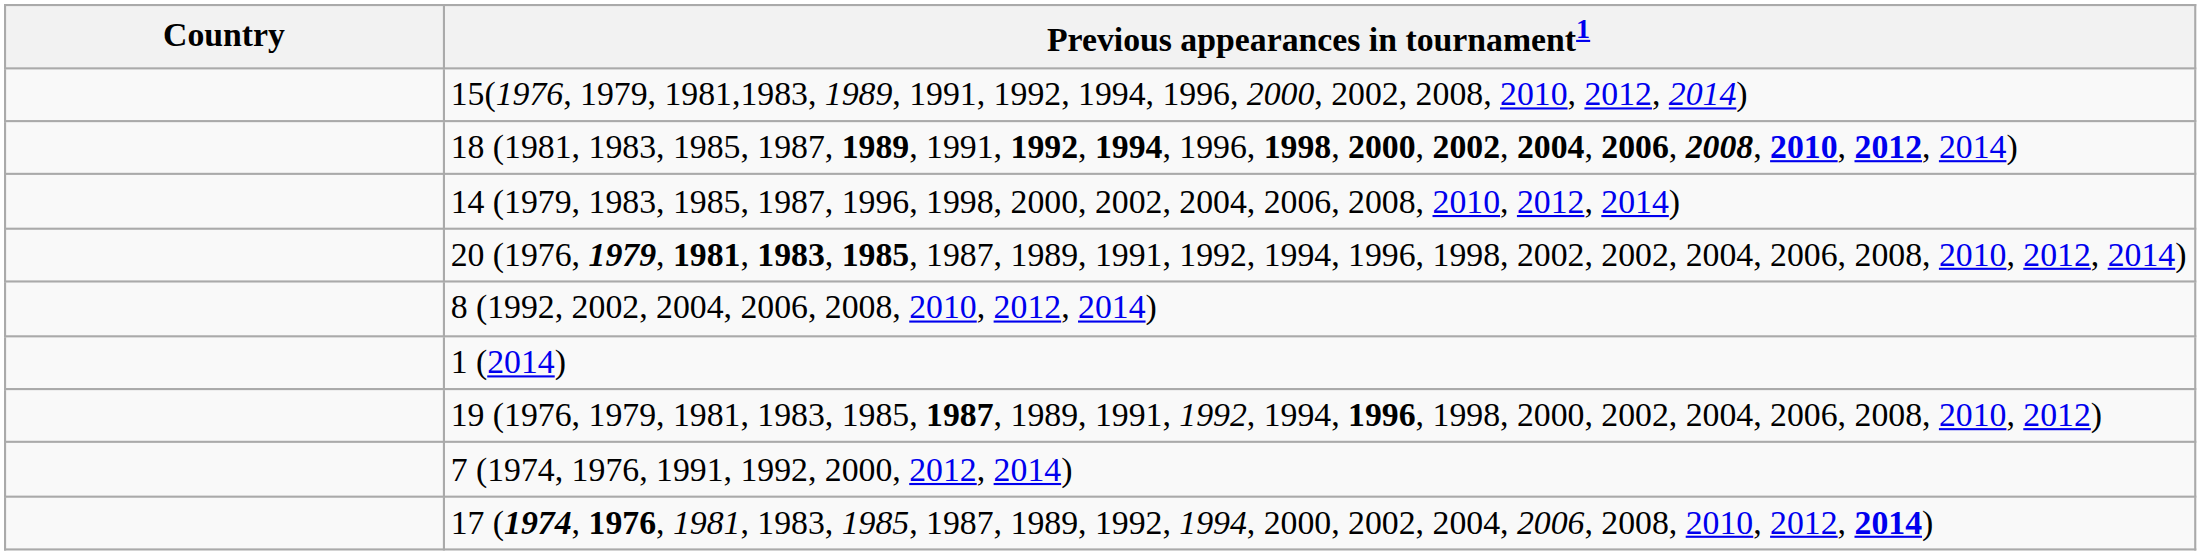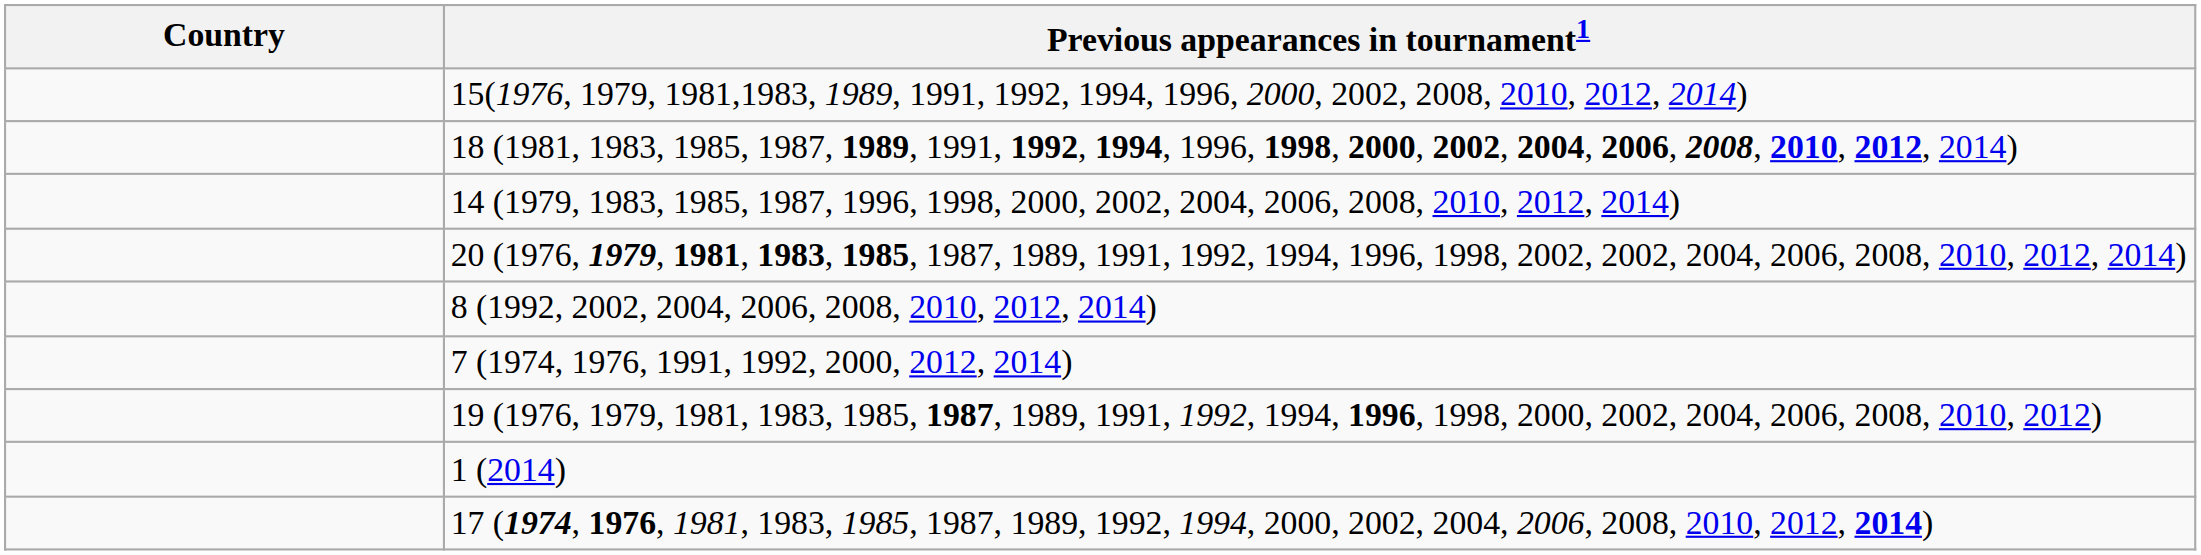rows swapped: (508, 361) <-> (762, 468)
